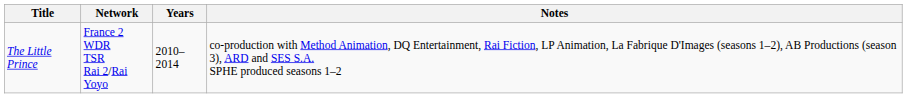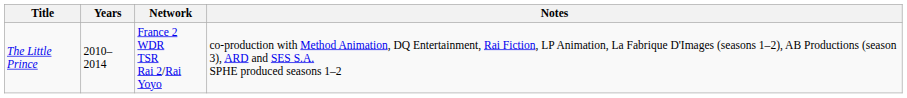columns swapped: (180, 13) <-> (117, 13)
